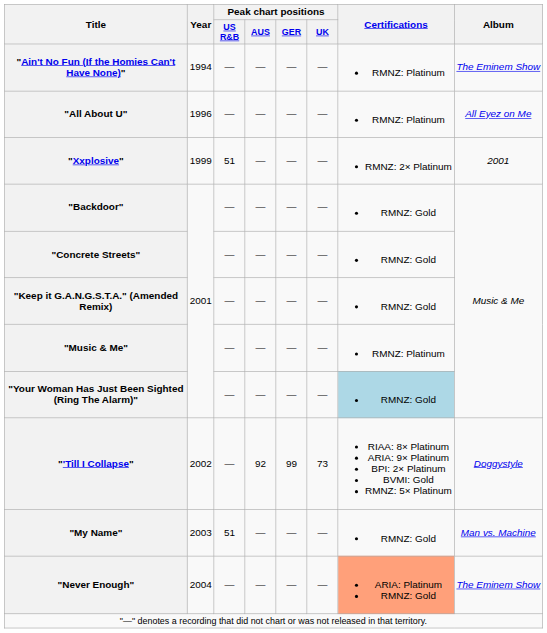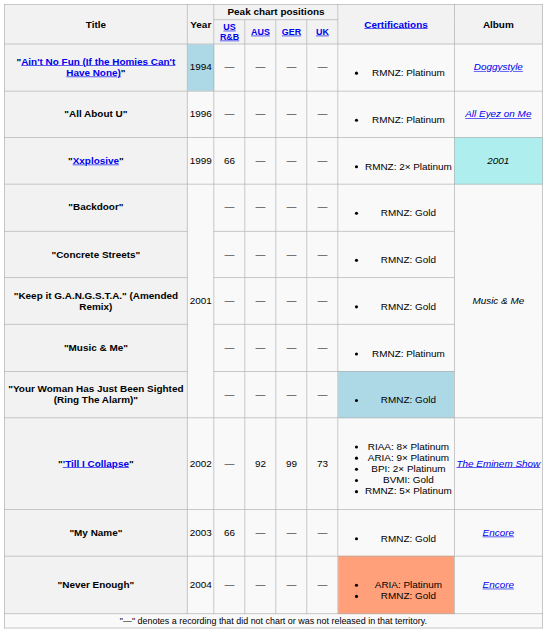(201, 67) no background -> (201, 67) lightblue background
(498, 67) The Eminem Show -> (498, 67) Doggystyle
(230, 161) 51 -> (230, 161) 66
(498, 161) no background -> (498, 161) paleturquoise background
(498, 463) Doggystyle -> (498, 463) The Eminem Show
(230, 532) 51 -> (230, 532) 66
(498, 532) Man vs. Machine -> (498, 532) Encore
(498, 585) The Eminem Show -> (498, 585) Encore
